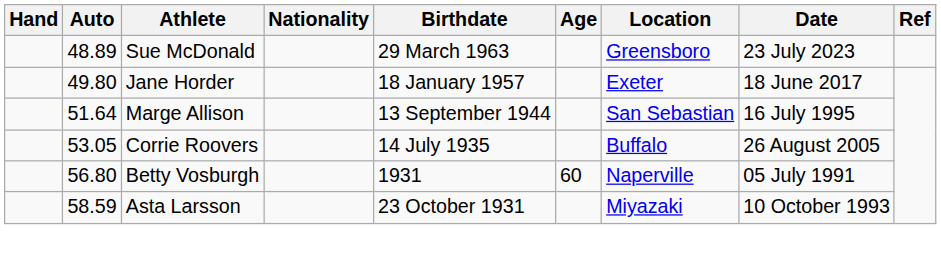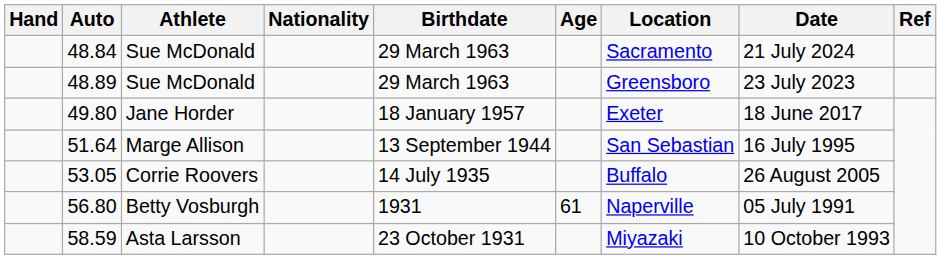+ row: (92, 51)
(571, 176) 60 -> (571, 207) 61
